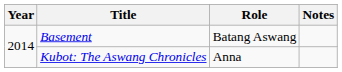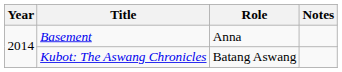(255, 36) Batang Aswang -> (227, 36) Anna
(227, 57) Anna -> (255, 57) Batang Aswang
